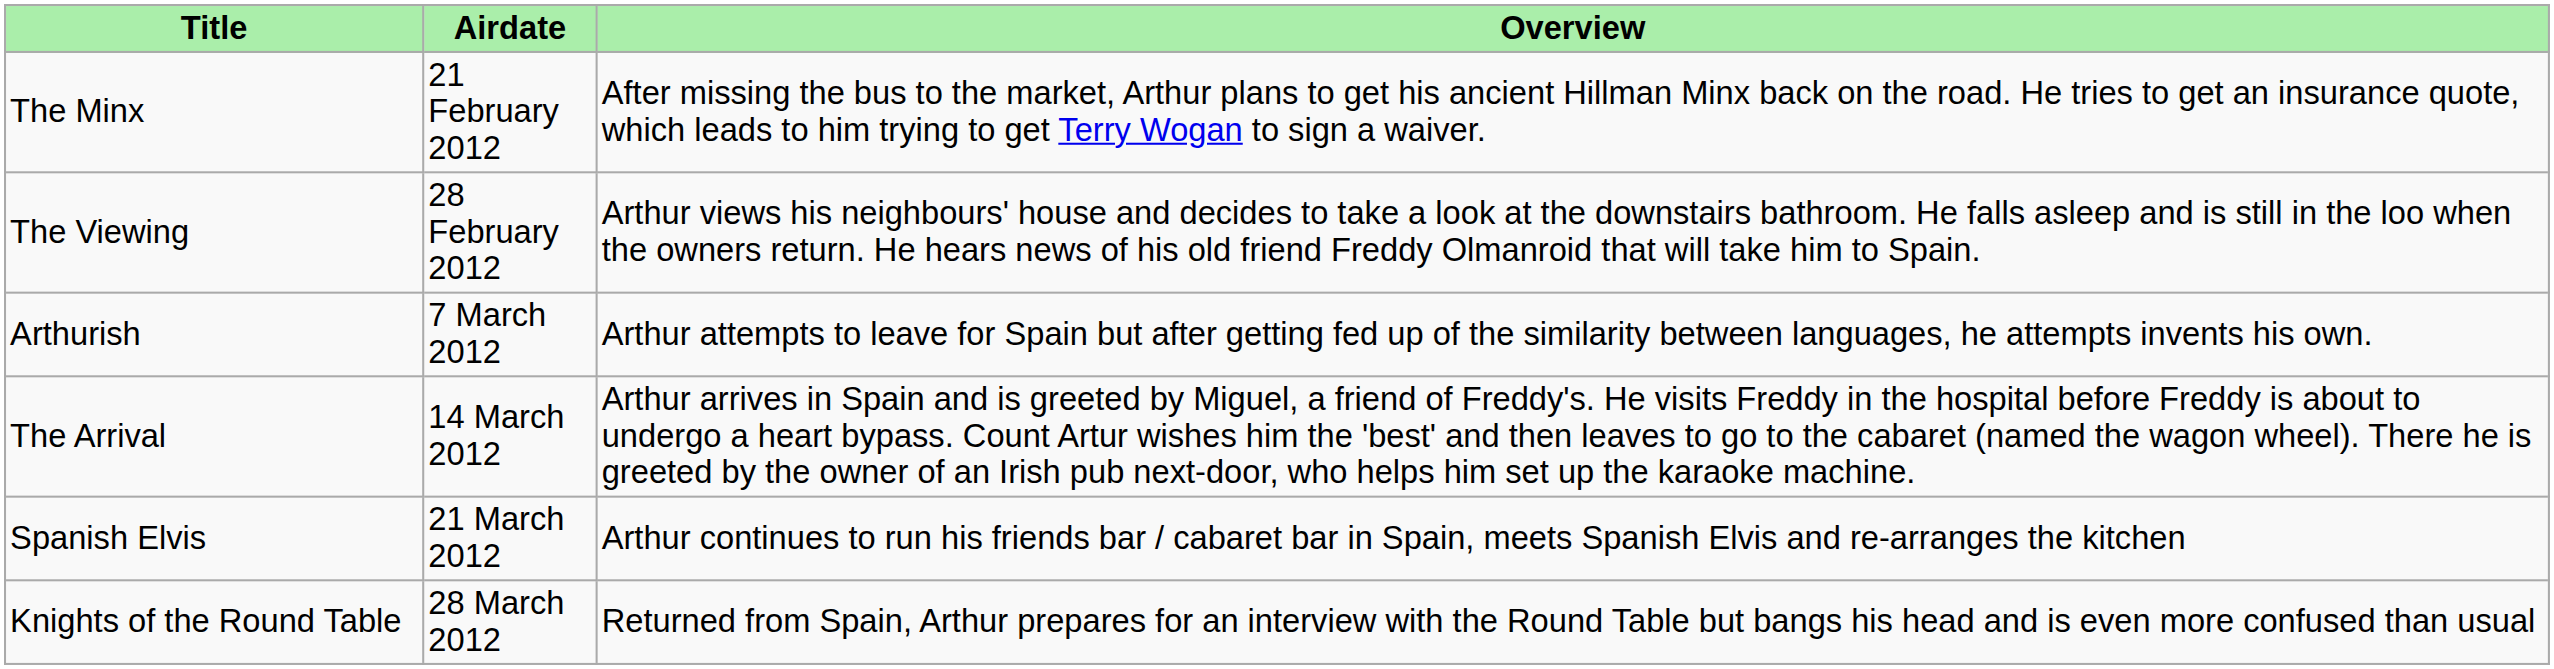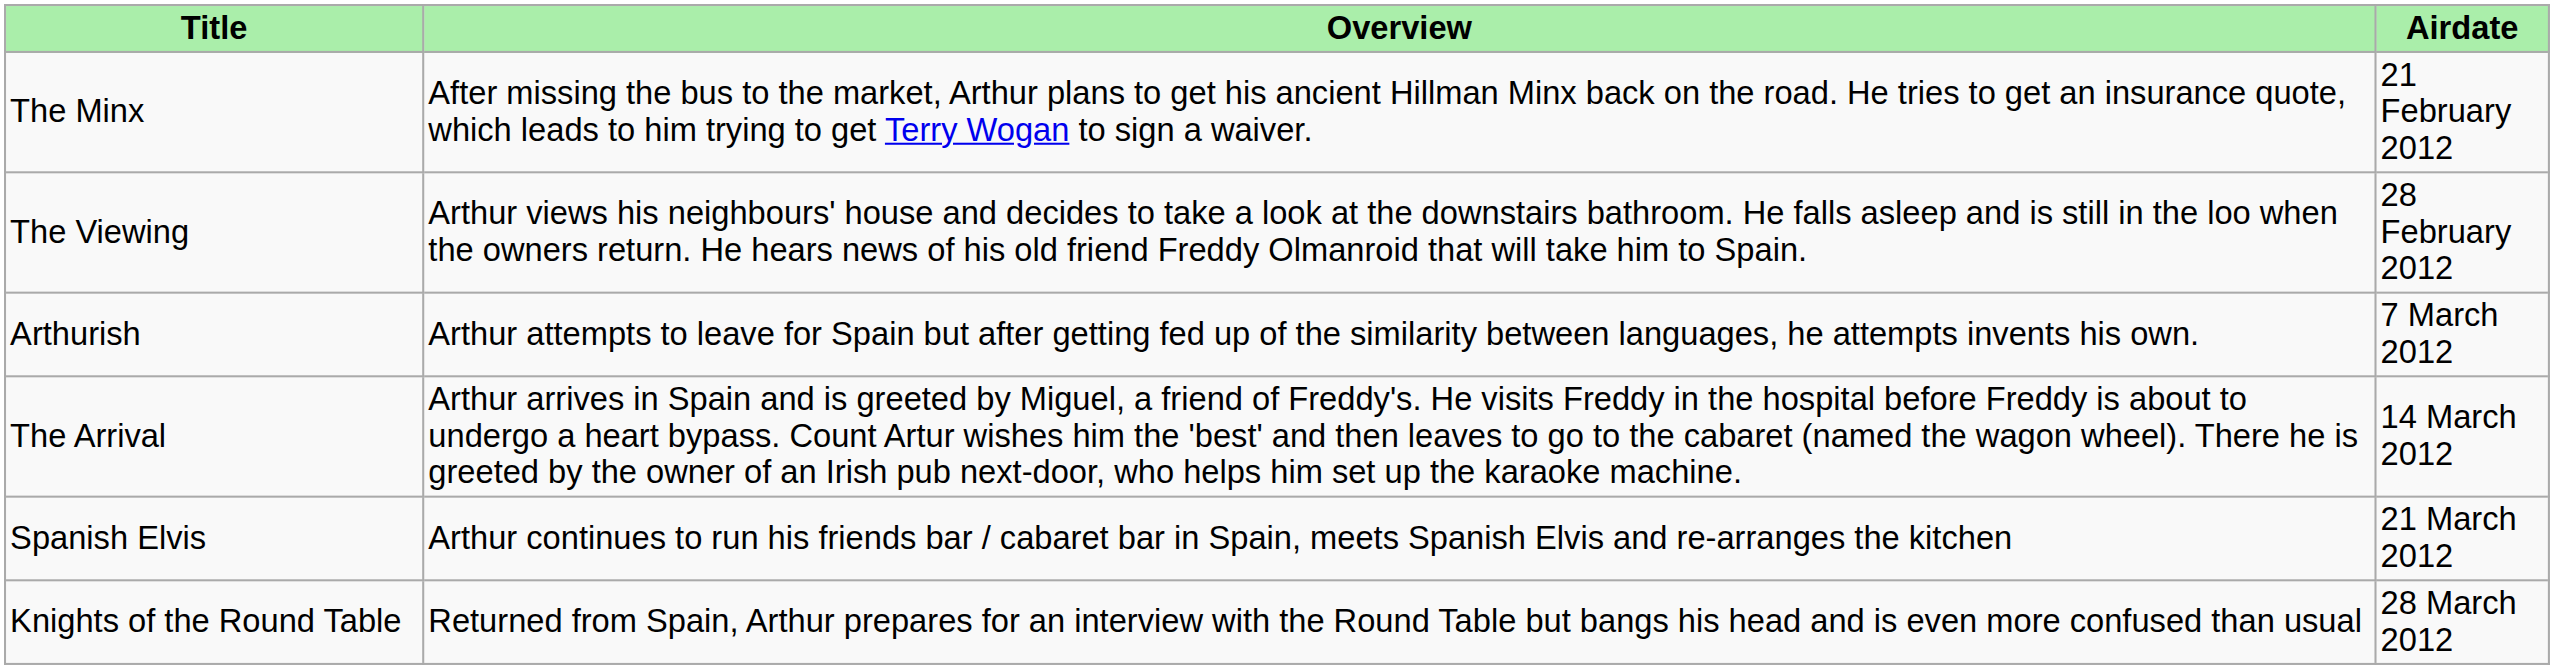columns swapped: (510, 27) <-> (1573, 27)
